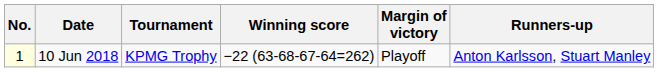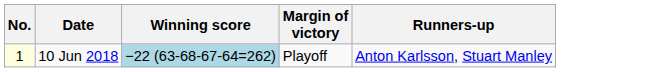- column: (171, 24)
(299, 56) no background -> (201, 56) lightblue background
